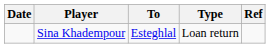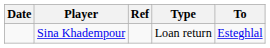columns swapped: (153, 14) <-> (253, 14)
